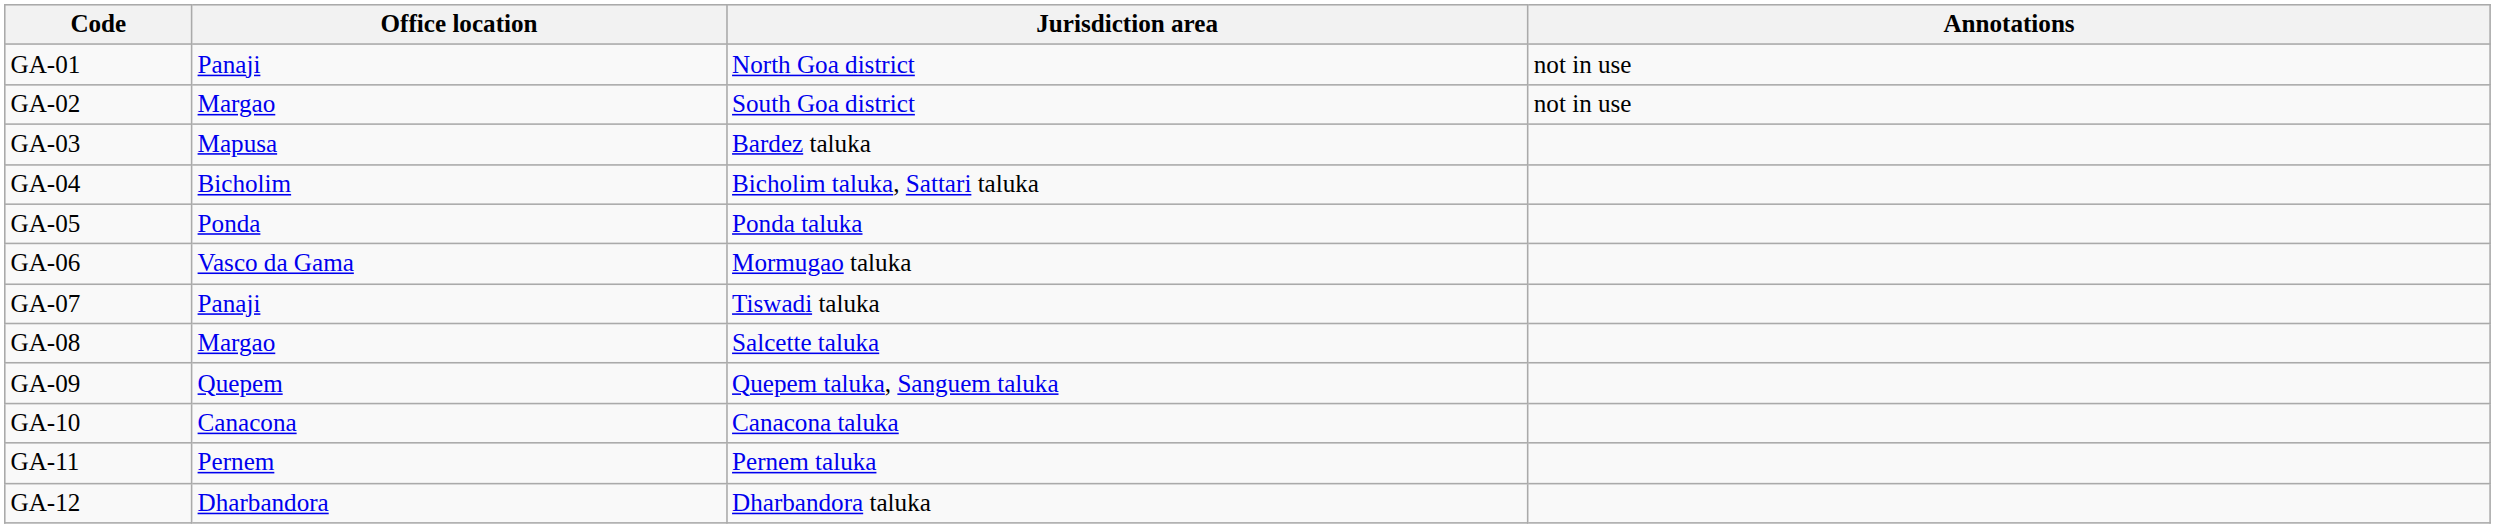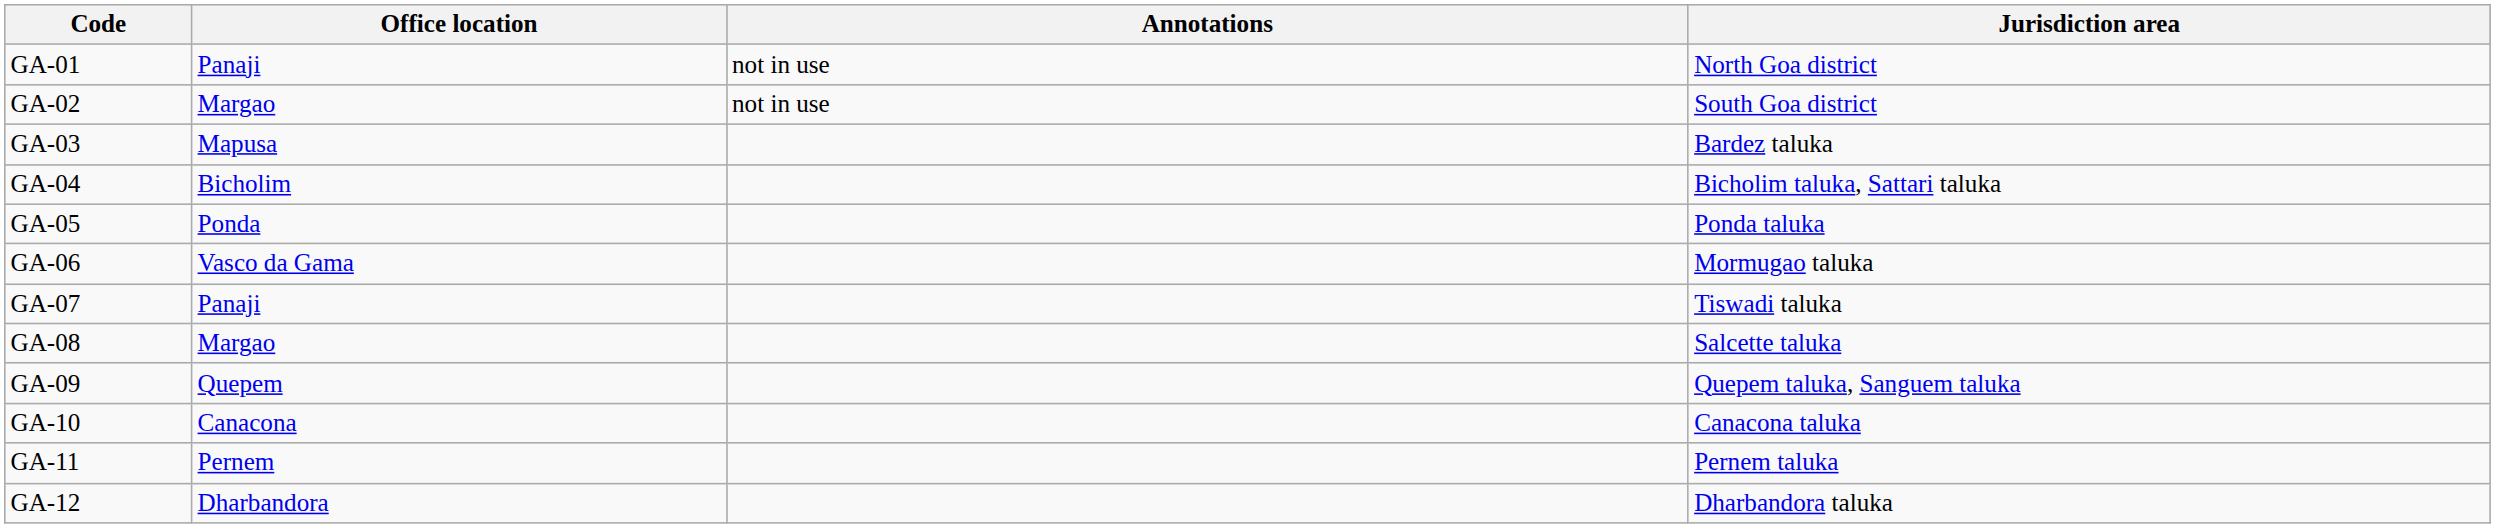columns swapped: (1127, 24) <-> (2009, 24)
